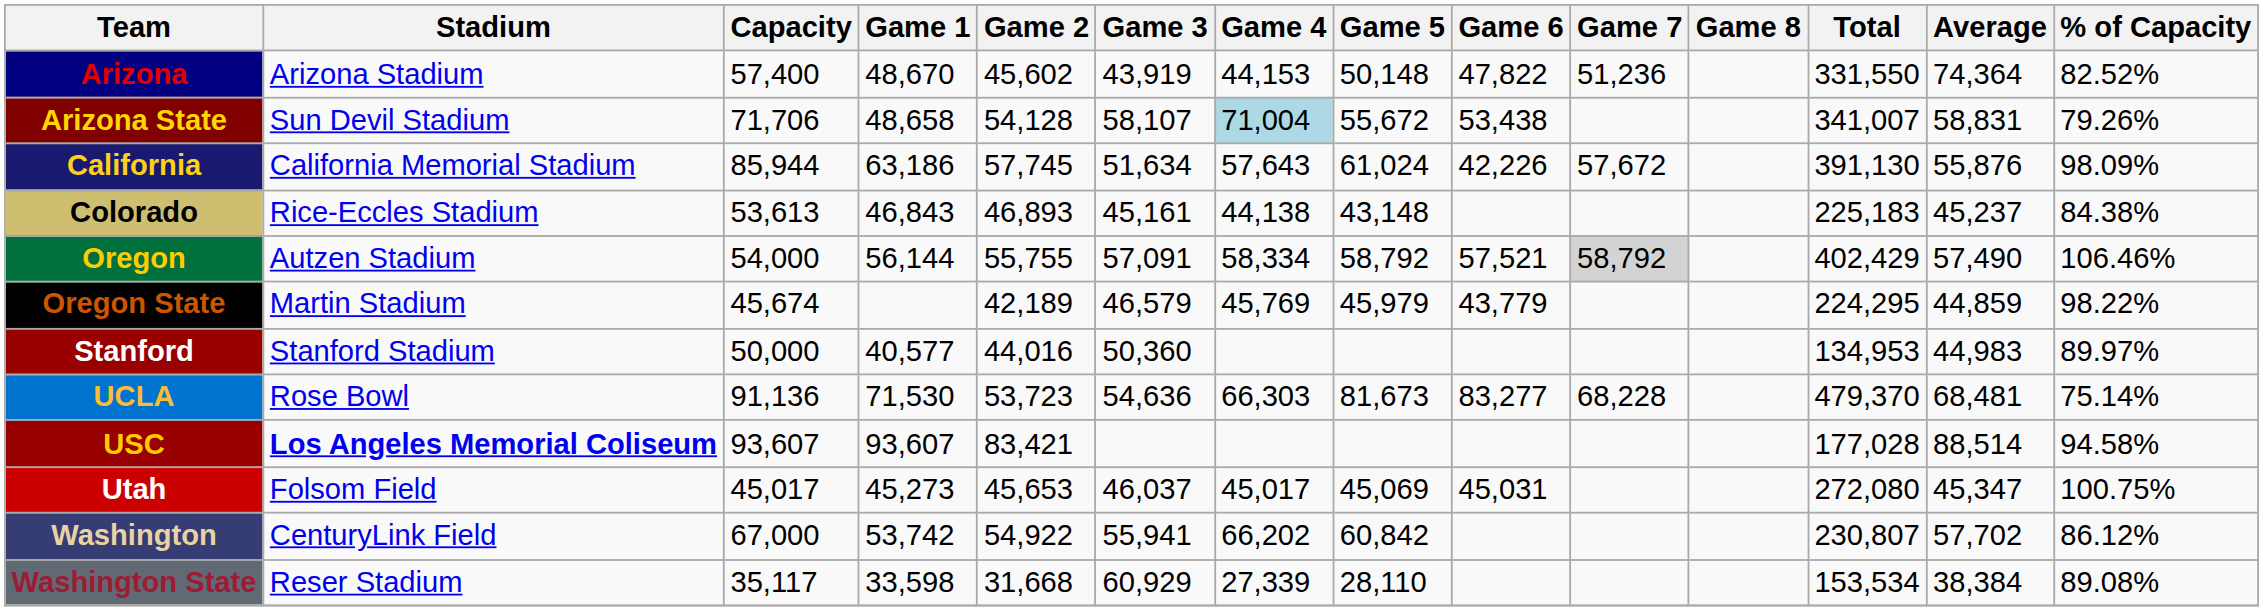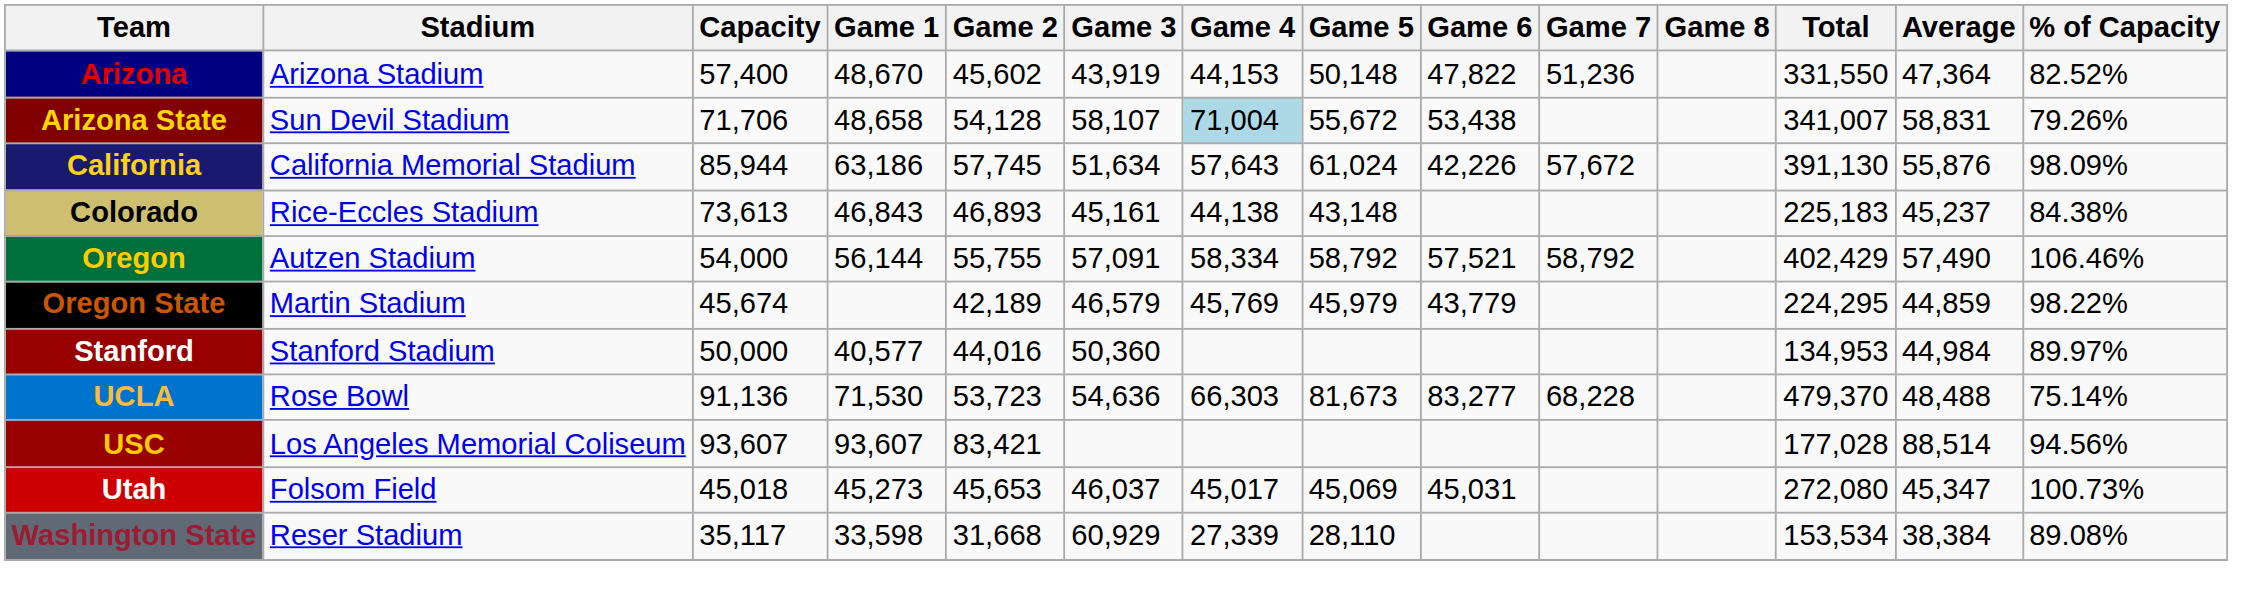(1978, 73) 74,364 -> (1946, 73) 47,364
(775, 212) 53,613 -> (744, 212) 73,613
(1622, 258) lightgrey background -> (1590, 258) no background
(1978, 350) 44,983 -> (1946, 350) 44,984
(1978, 397) 68,481 -> (1946, 397) 48,488
(493, 443) bold -> (478, 443) normal
(2110, 443) 94.58% -> (2079, 443) 94.56%
(775, 489) 45,017 -> (744, 489) 45,018
(2118, 489) 100.75% -> (2087, 489) 100.73%
- row: (134, 535)
